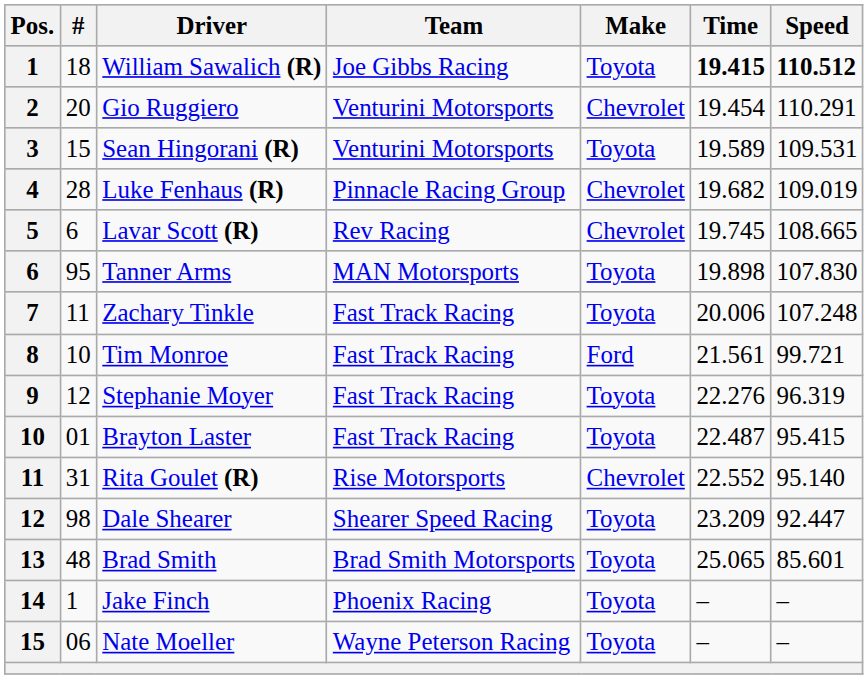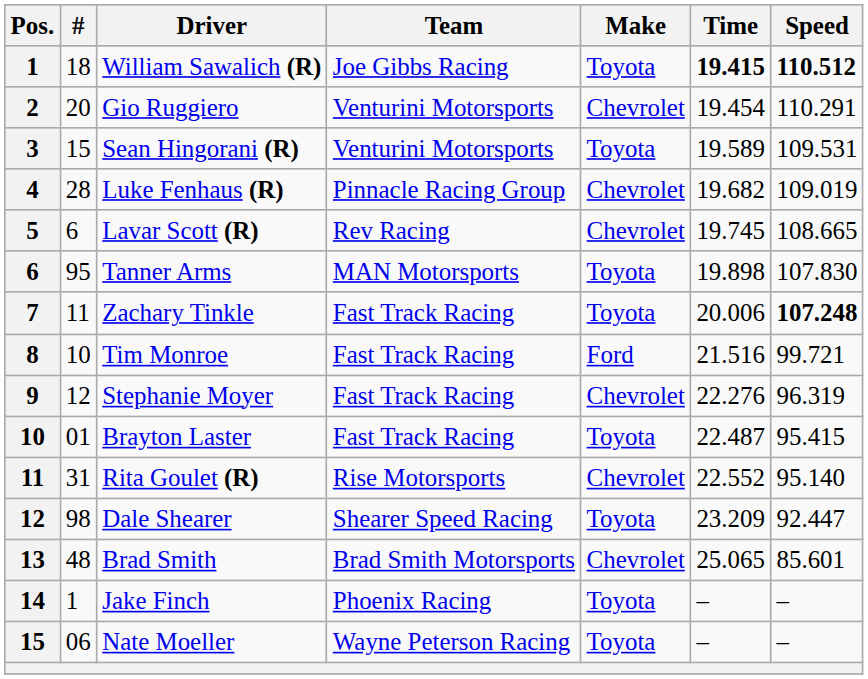(817, 312) normal -> (817, 312) bold
(731, 354) 21.561 -> (731, 354) 21.516
(621, 395) Toyota -> (636, 395) Chevrolet
(621, 559) Toyota -> (636, 559) Chevrolet
